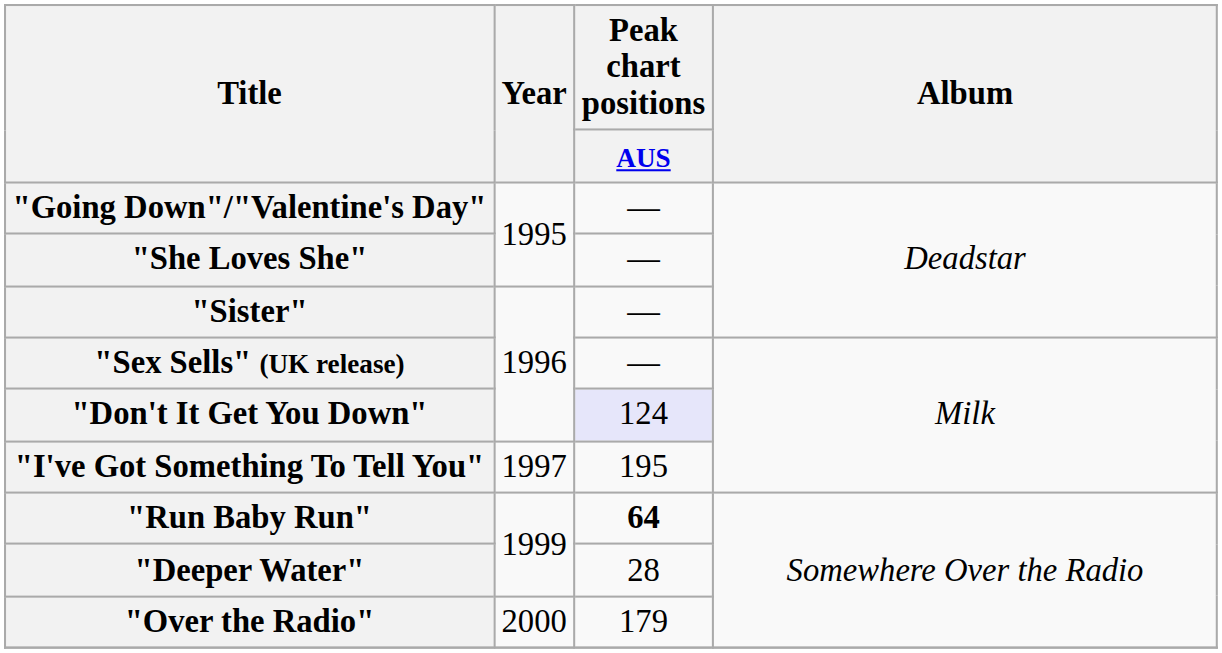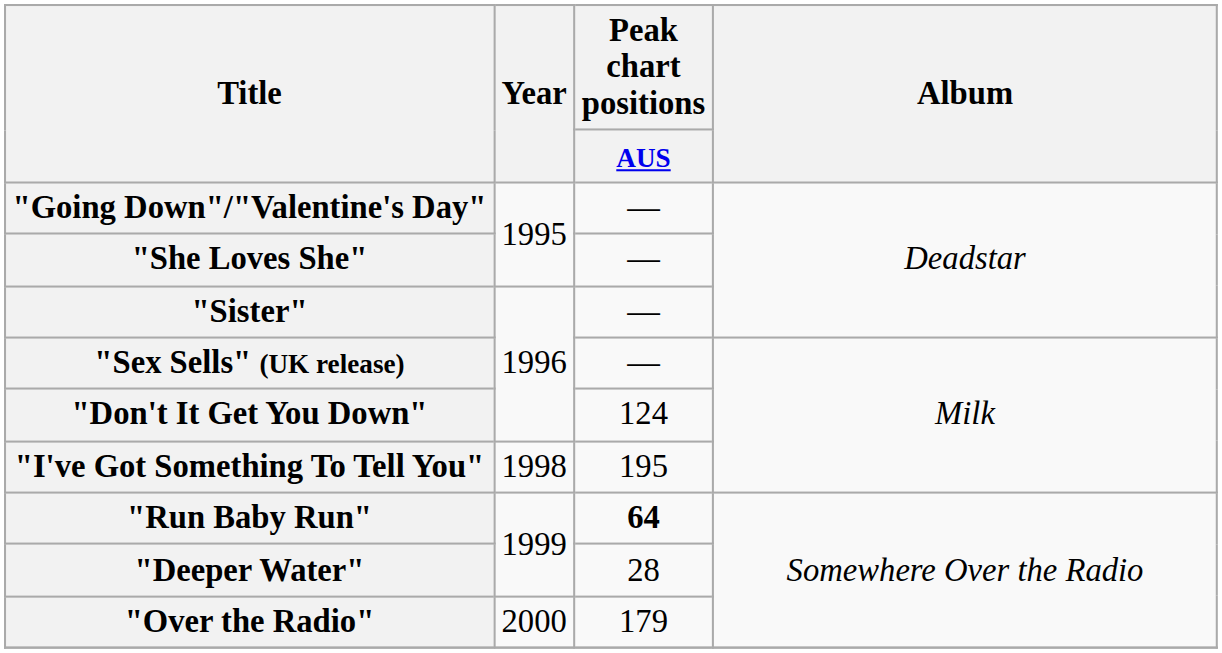(644, 414) lavender background -> (644, 414) no background
(534, 466) 1997 -> (534, 466) 1998
